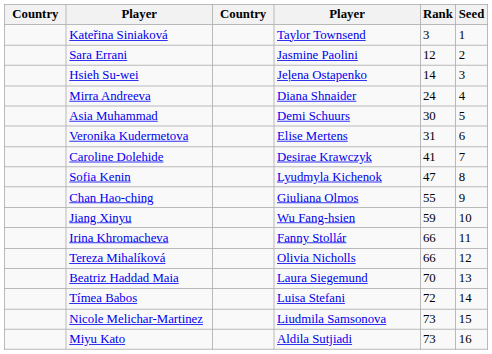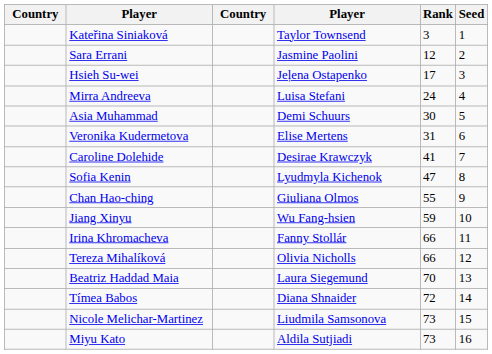(429, 75) 14 -> (429, 75) 17
(317, 95) Diana Shnaider -> (311, 95) Luisa Stefani
(311, 298) Luisa Stefani -> (317, 298) Diana Shnaider
